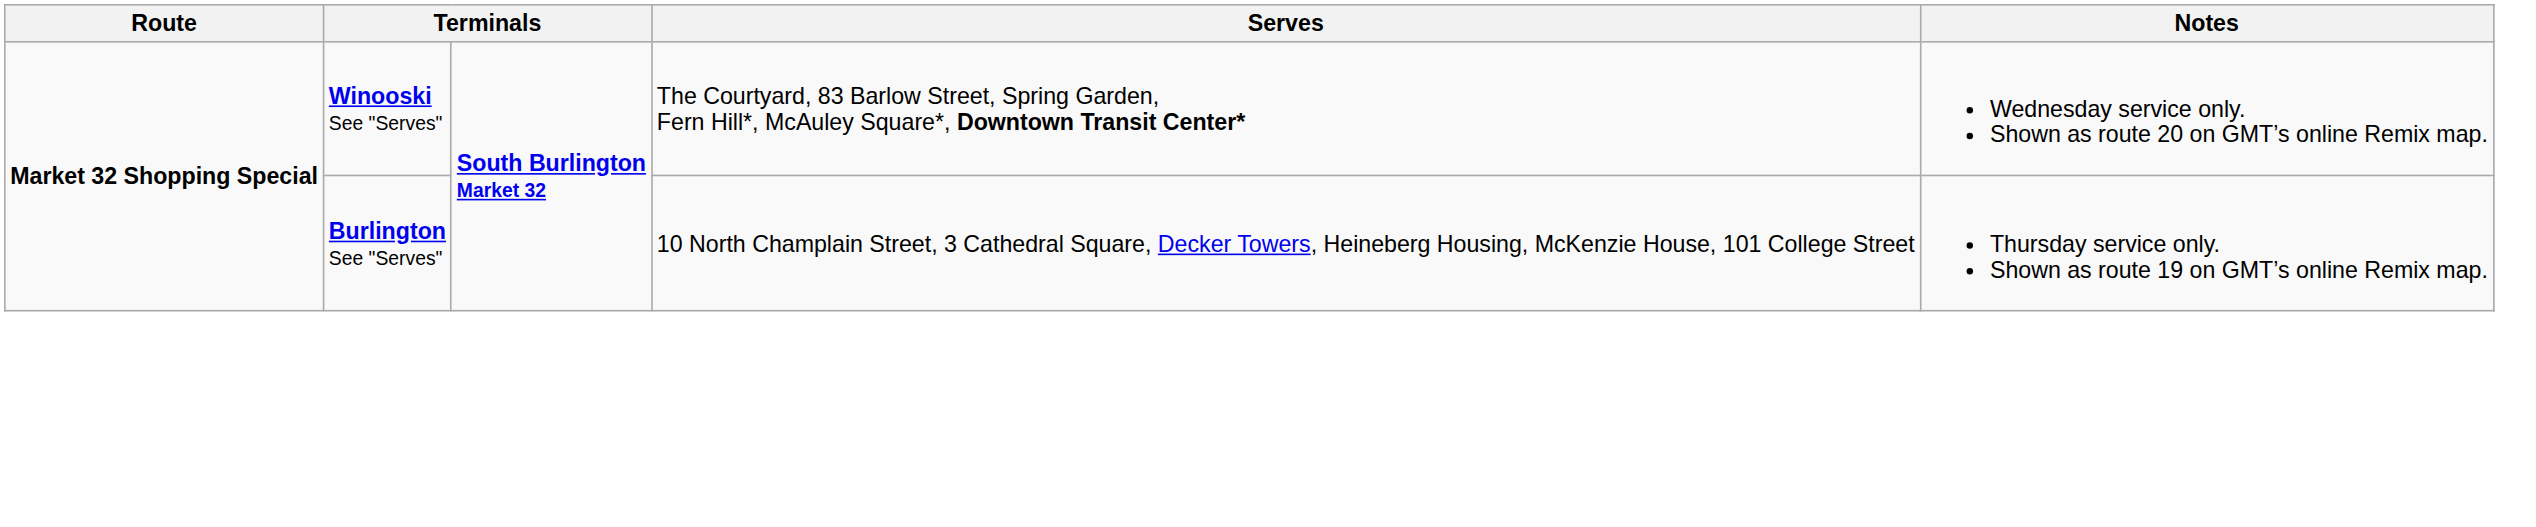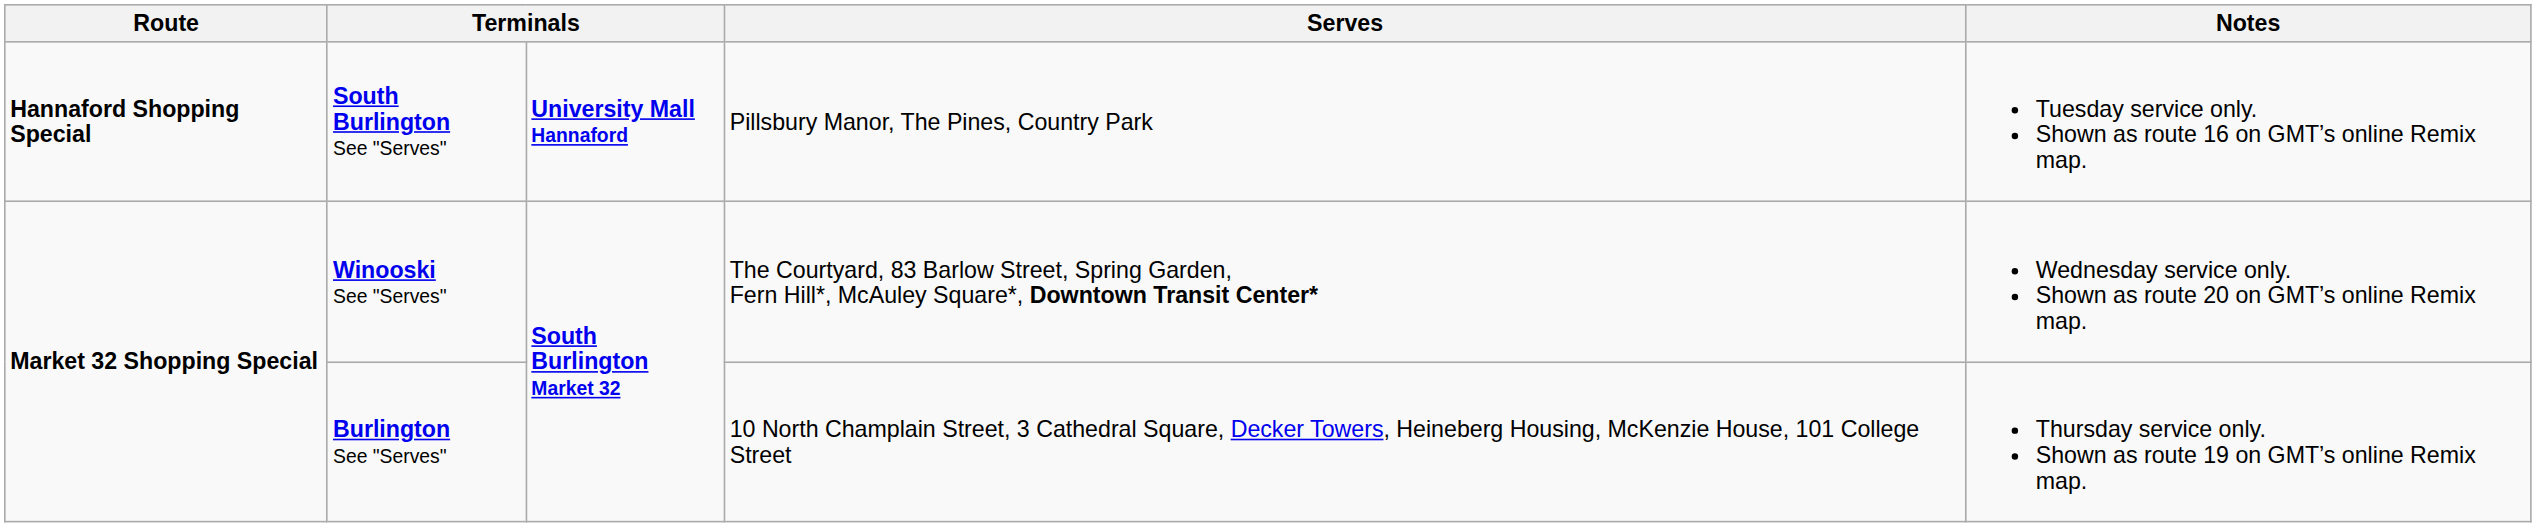+ row: (392, 122)
